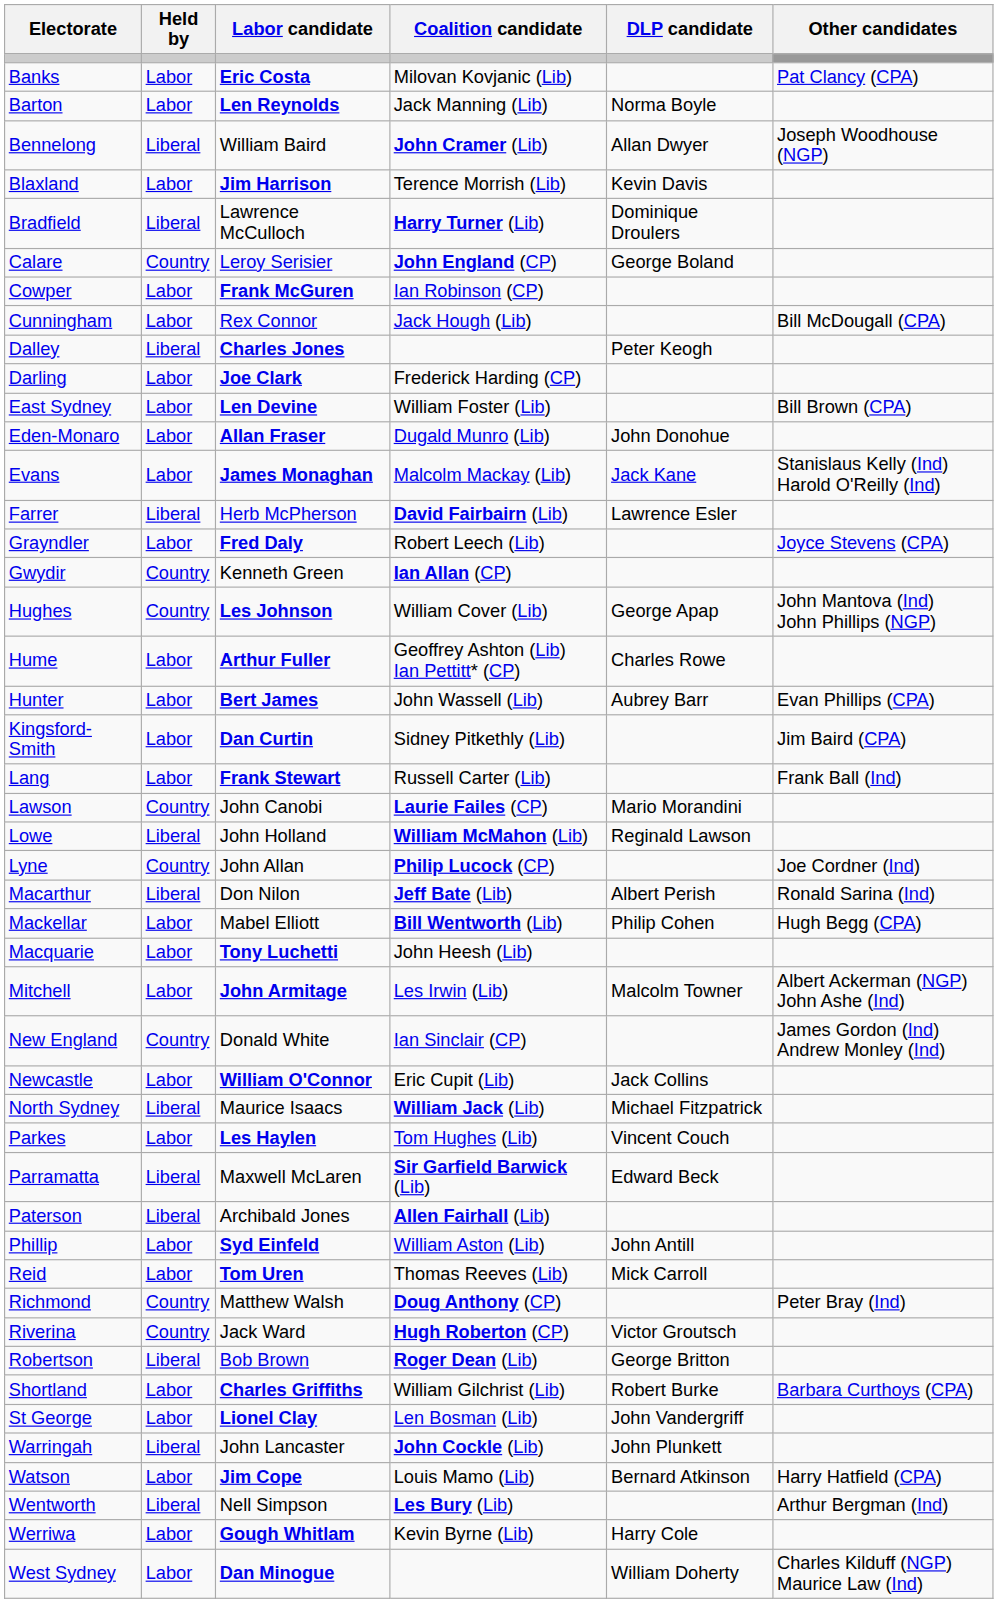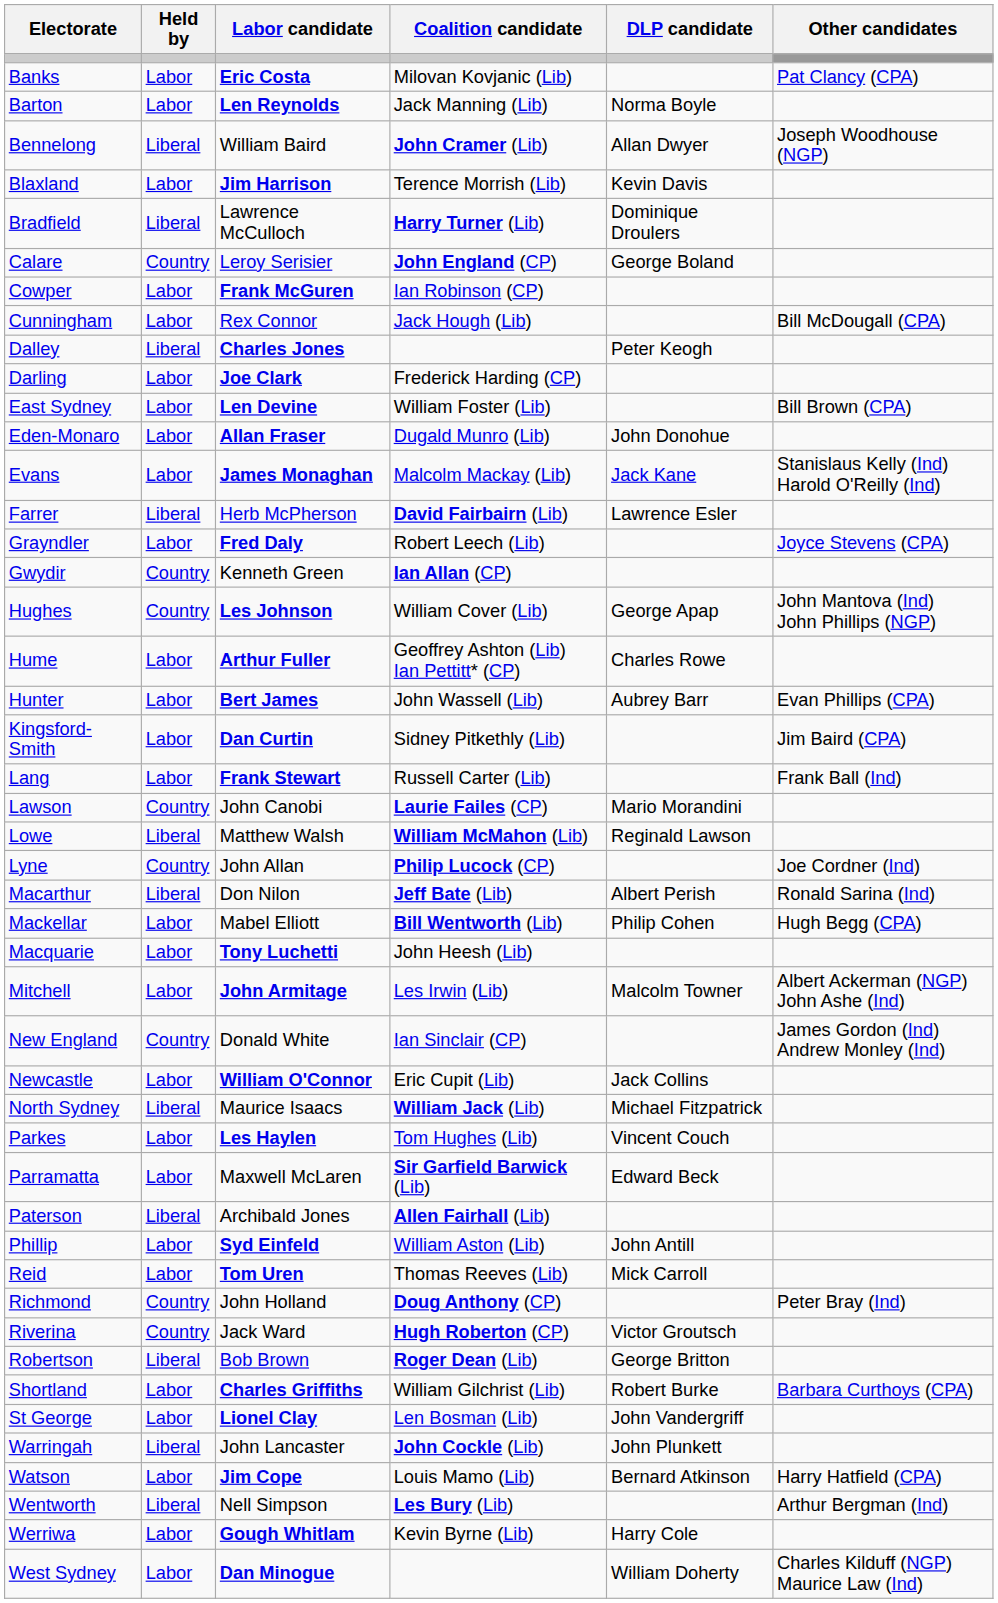(273, 836) John Holland -> (282, 836) Matthew Walsh
(173, 1176) Liberal -> (169, 1176) Labor
(282, 1302) Matthew Walsh -> (273, 1302) John Holland
